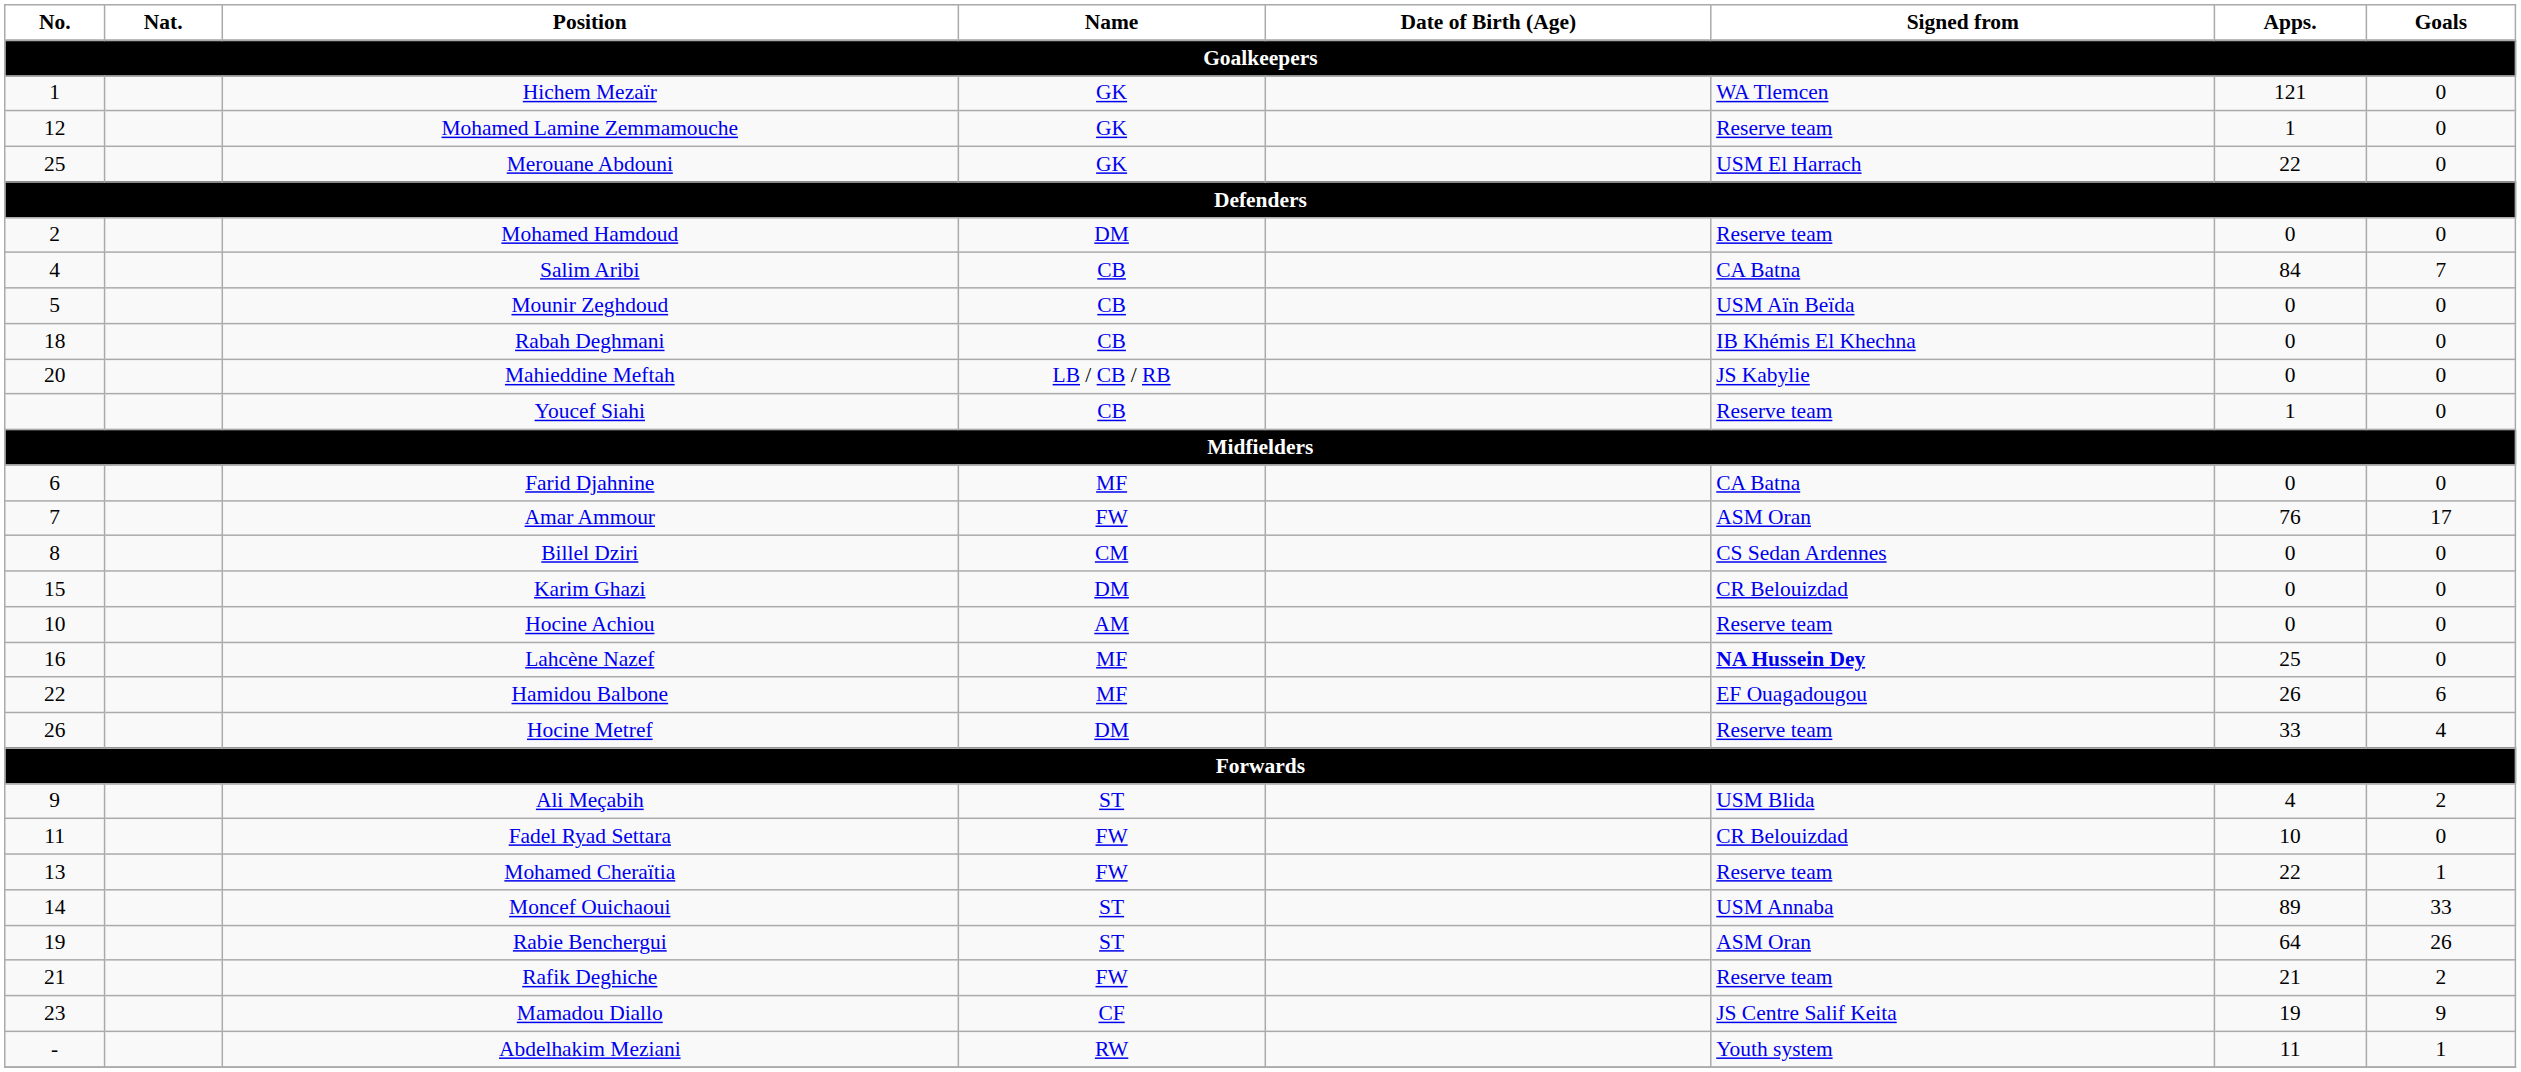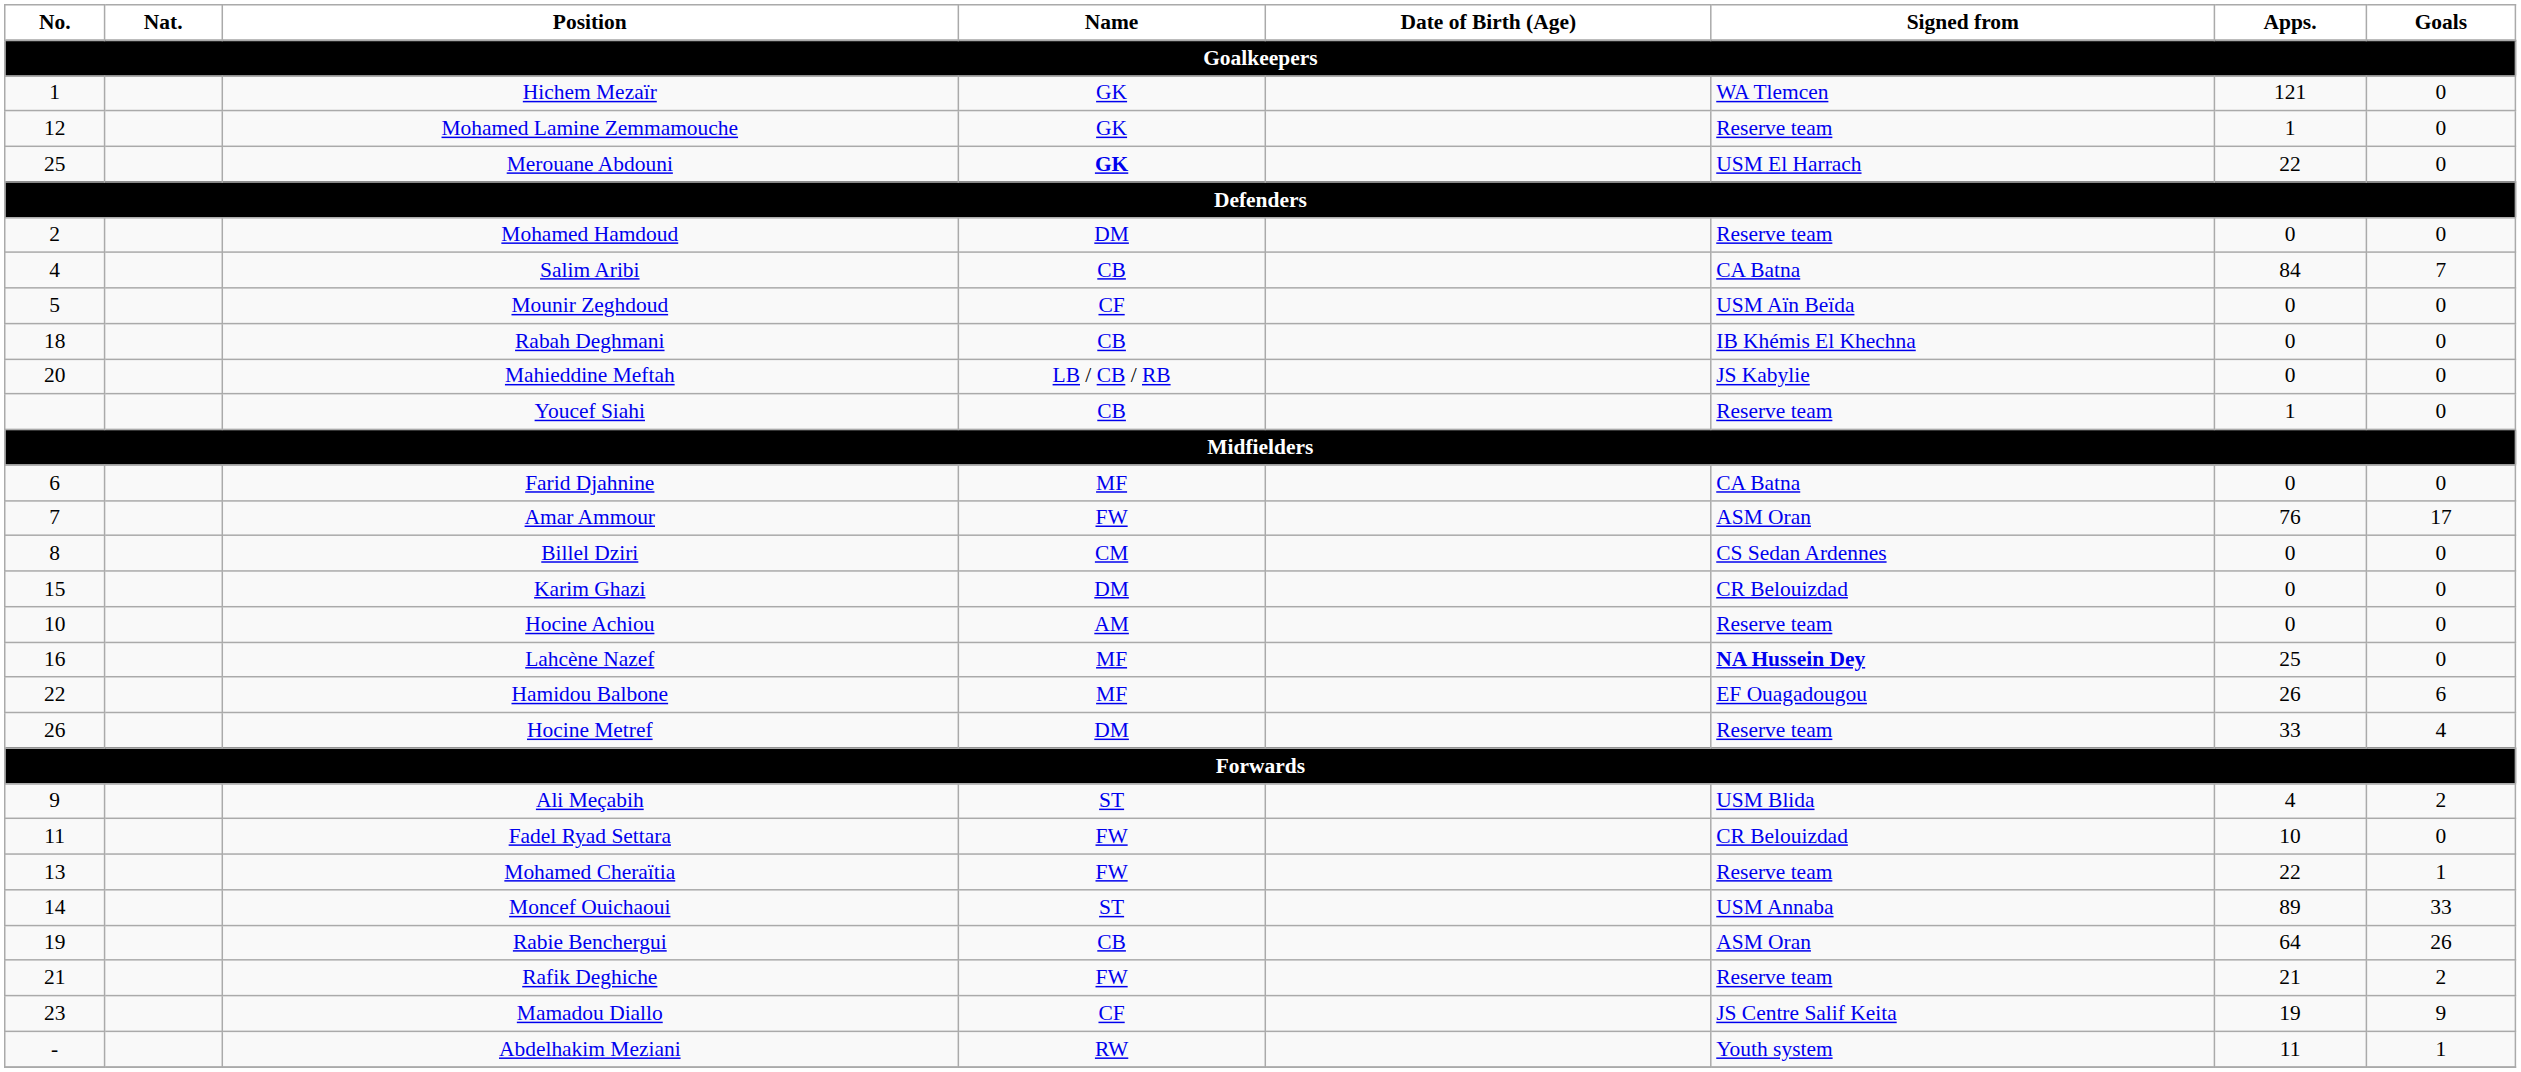(1112, 164) normal -> (1112, 164) bold
(1112, 305) CB -> (1112, 305) CF
(1112, 942) ST -> (1112, 942) CB
